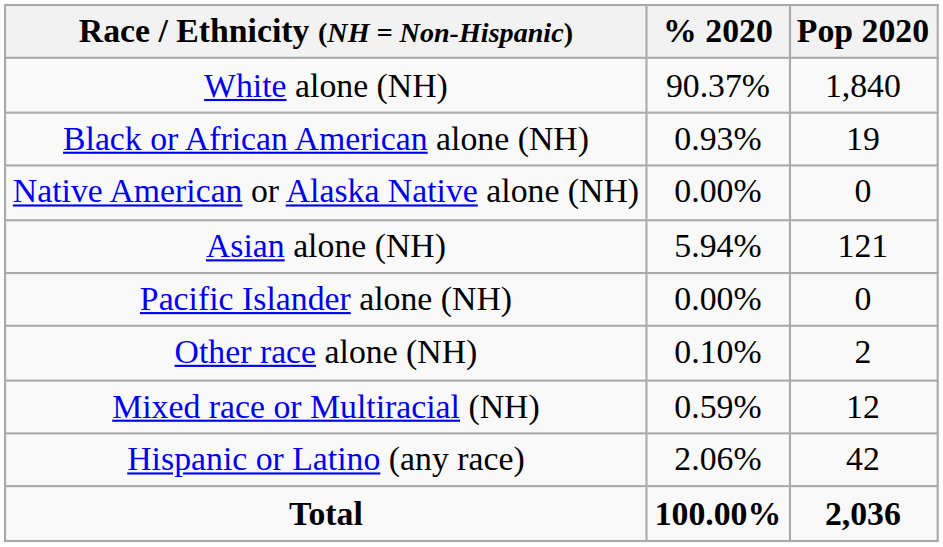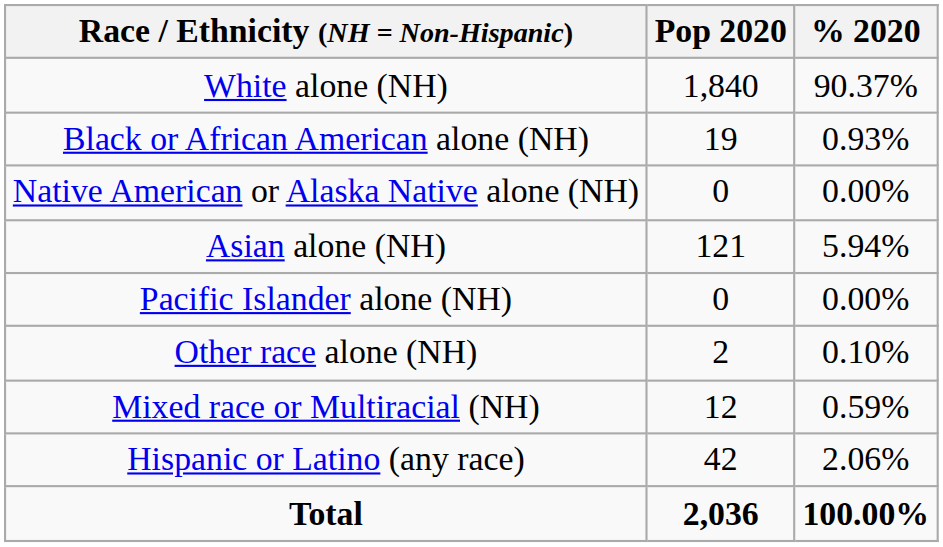columns swapped: (863, 31) <-> (718, 31)
